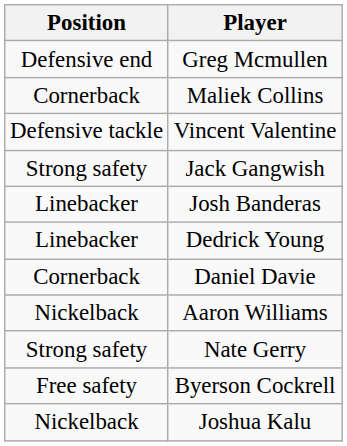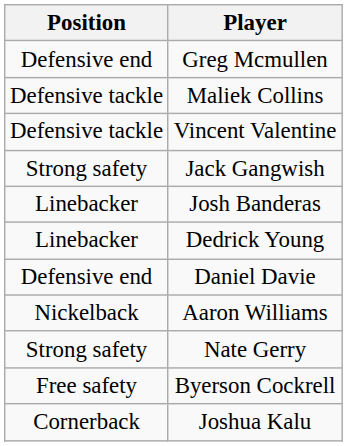(87, 95) Cornerback -> (87, 95) Defensive tackle
(87, 276) Cornerback -> (87, 276) Defensive end
(87, 421) Nickelback -> (87, 421) Cornerback
